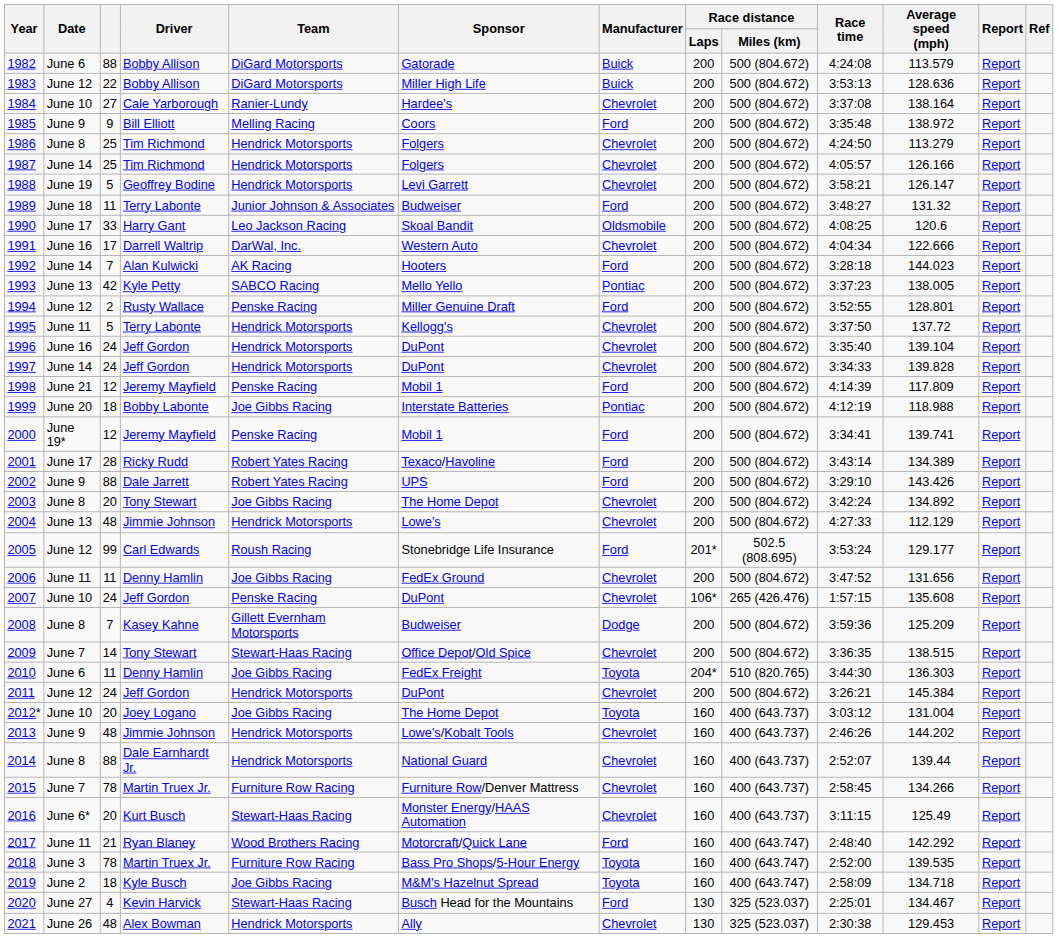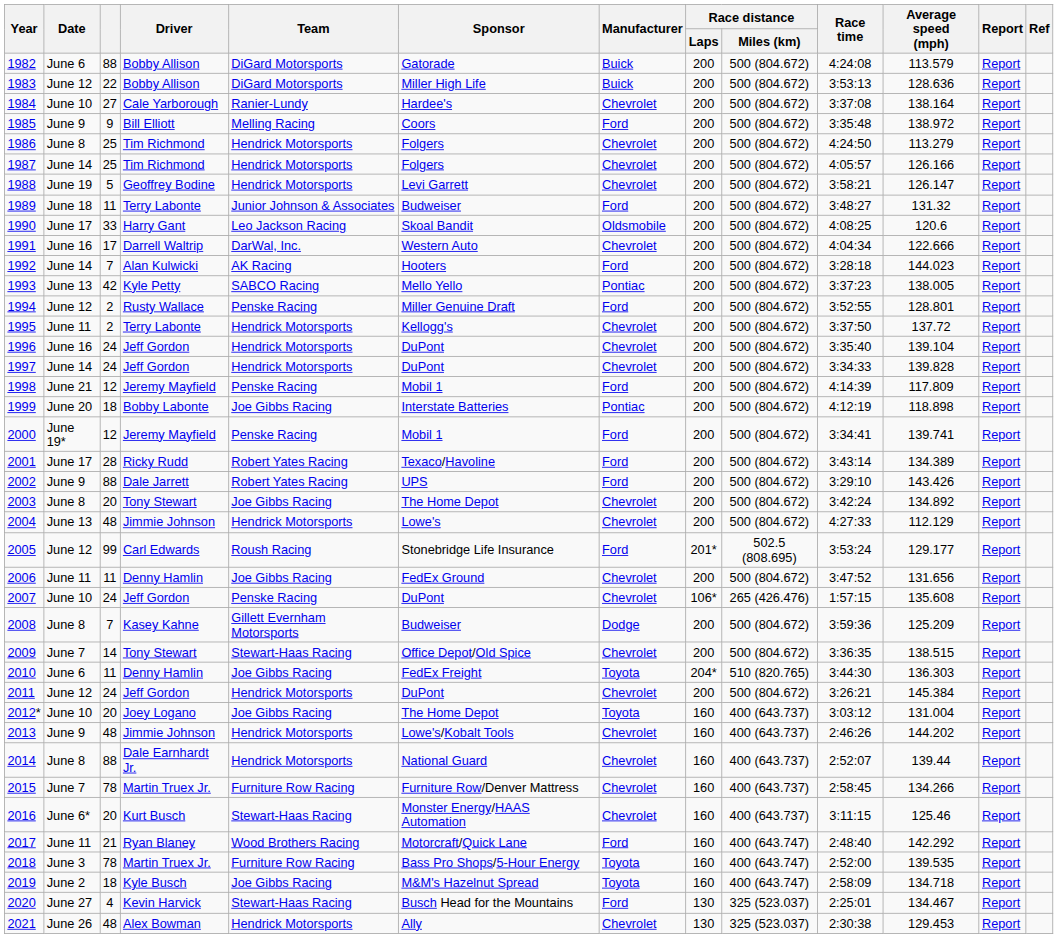(110, 326) 5 -> (110, 326) 2
(931, 407) 118.988 -> (931, 407) 118.898
(931, 815) 125.49 -> (931, 815) 125.46
